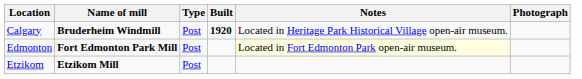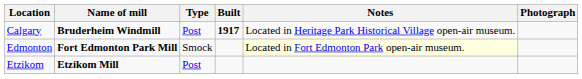(221, 30) 1920 -> (228, 30) 1917
(192, 47) Post -> (197, 47) Smock
